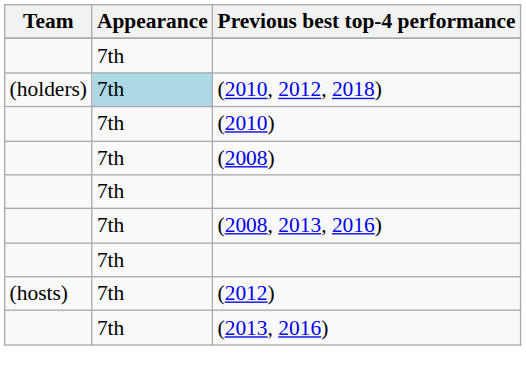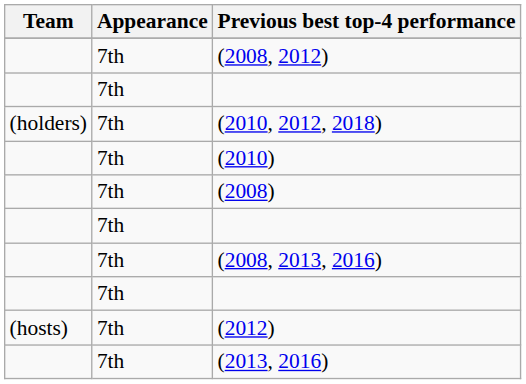+ row: (48, 56)
(111, 89) lightblue background -> (111, 123) no background
